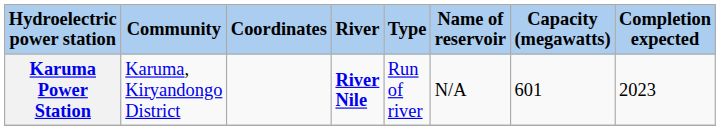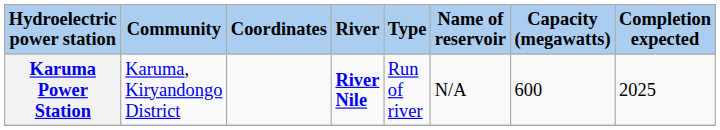(528, 89) 601 -> (528, 89) 600
(637, 89) 2023 -> (637, 89) 2025
